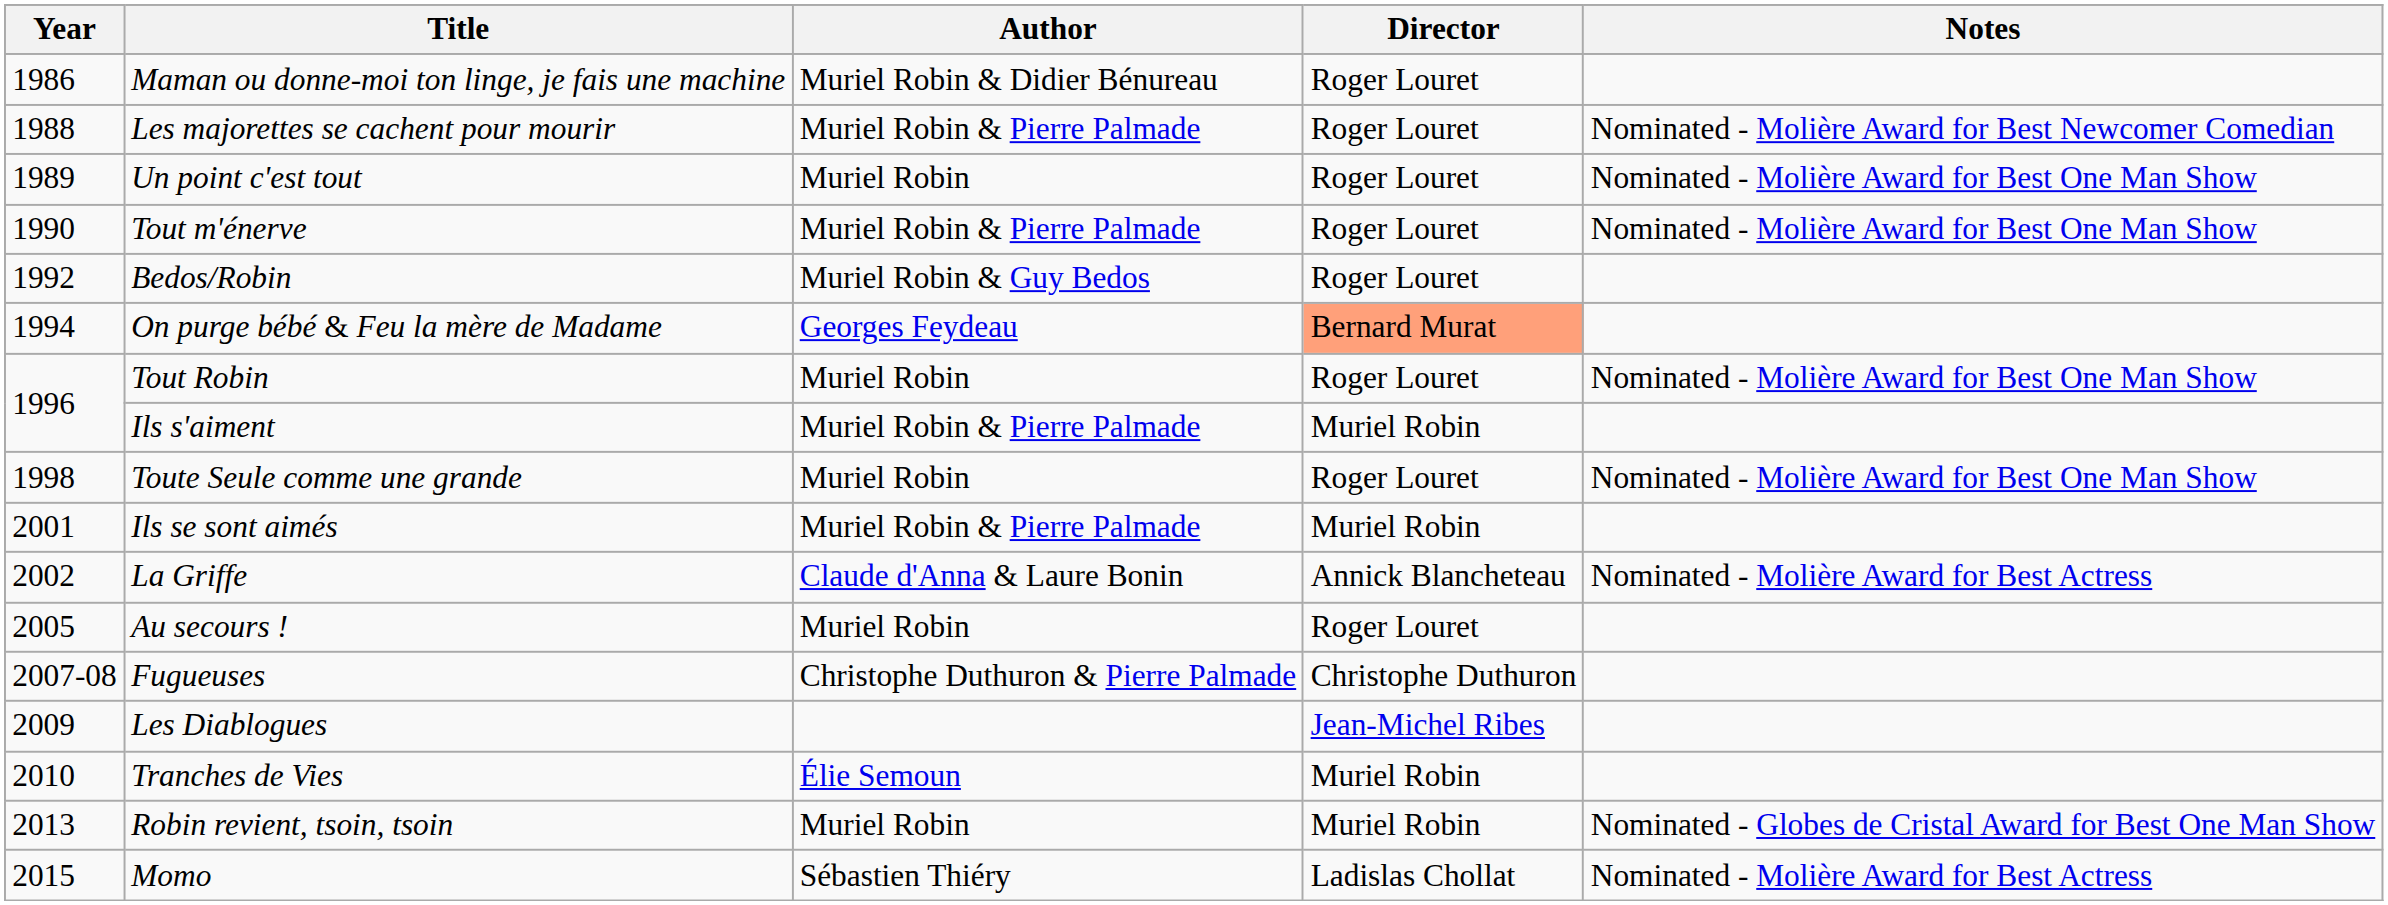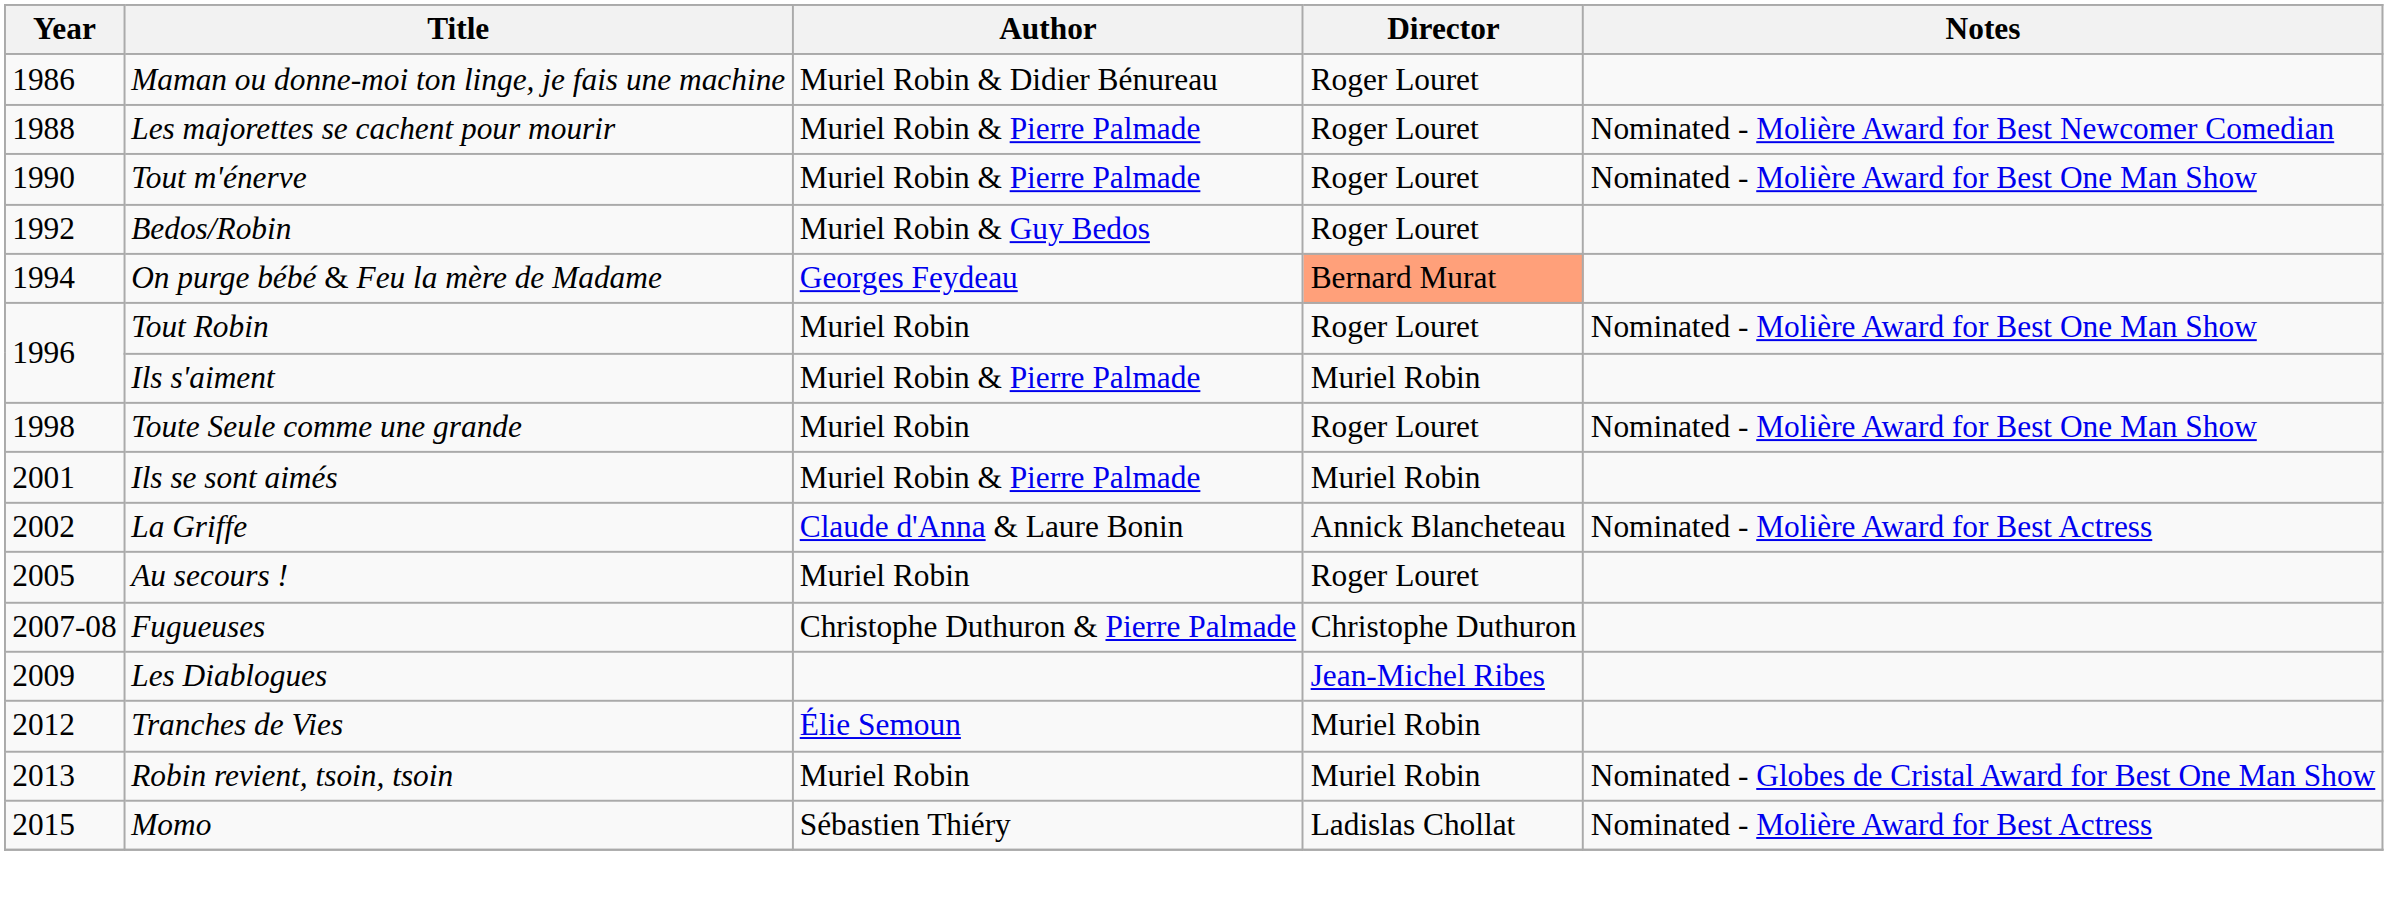- row: (246, 178)
(44, 775) 2010 -> (44, 725) 2012
